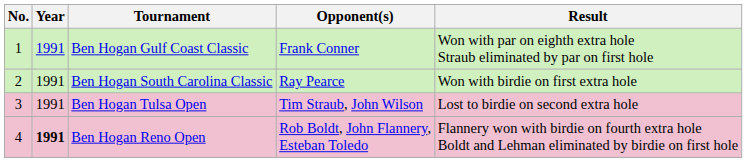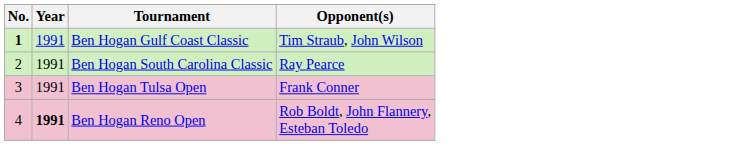- column: (588, 16)
(18, 48) normal -> (18, 40) bold
(319, 48) Frank Conner -> (351, 40) Tim Straub, John Wilson
(351, 105) Tim Straub, John Wilson -> (319, 88) Frank Conner
